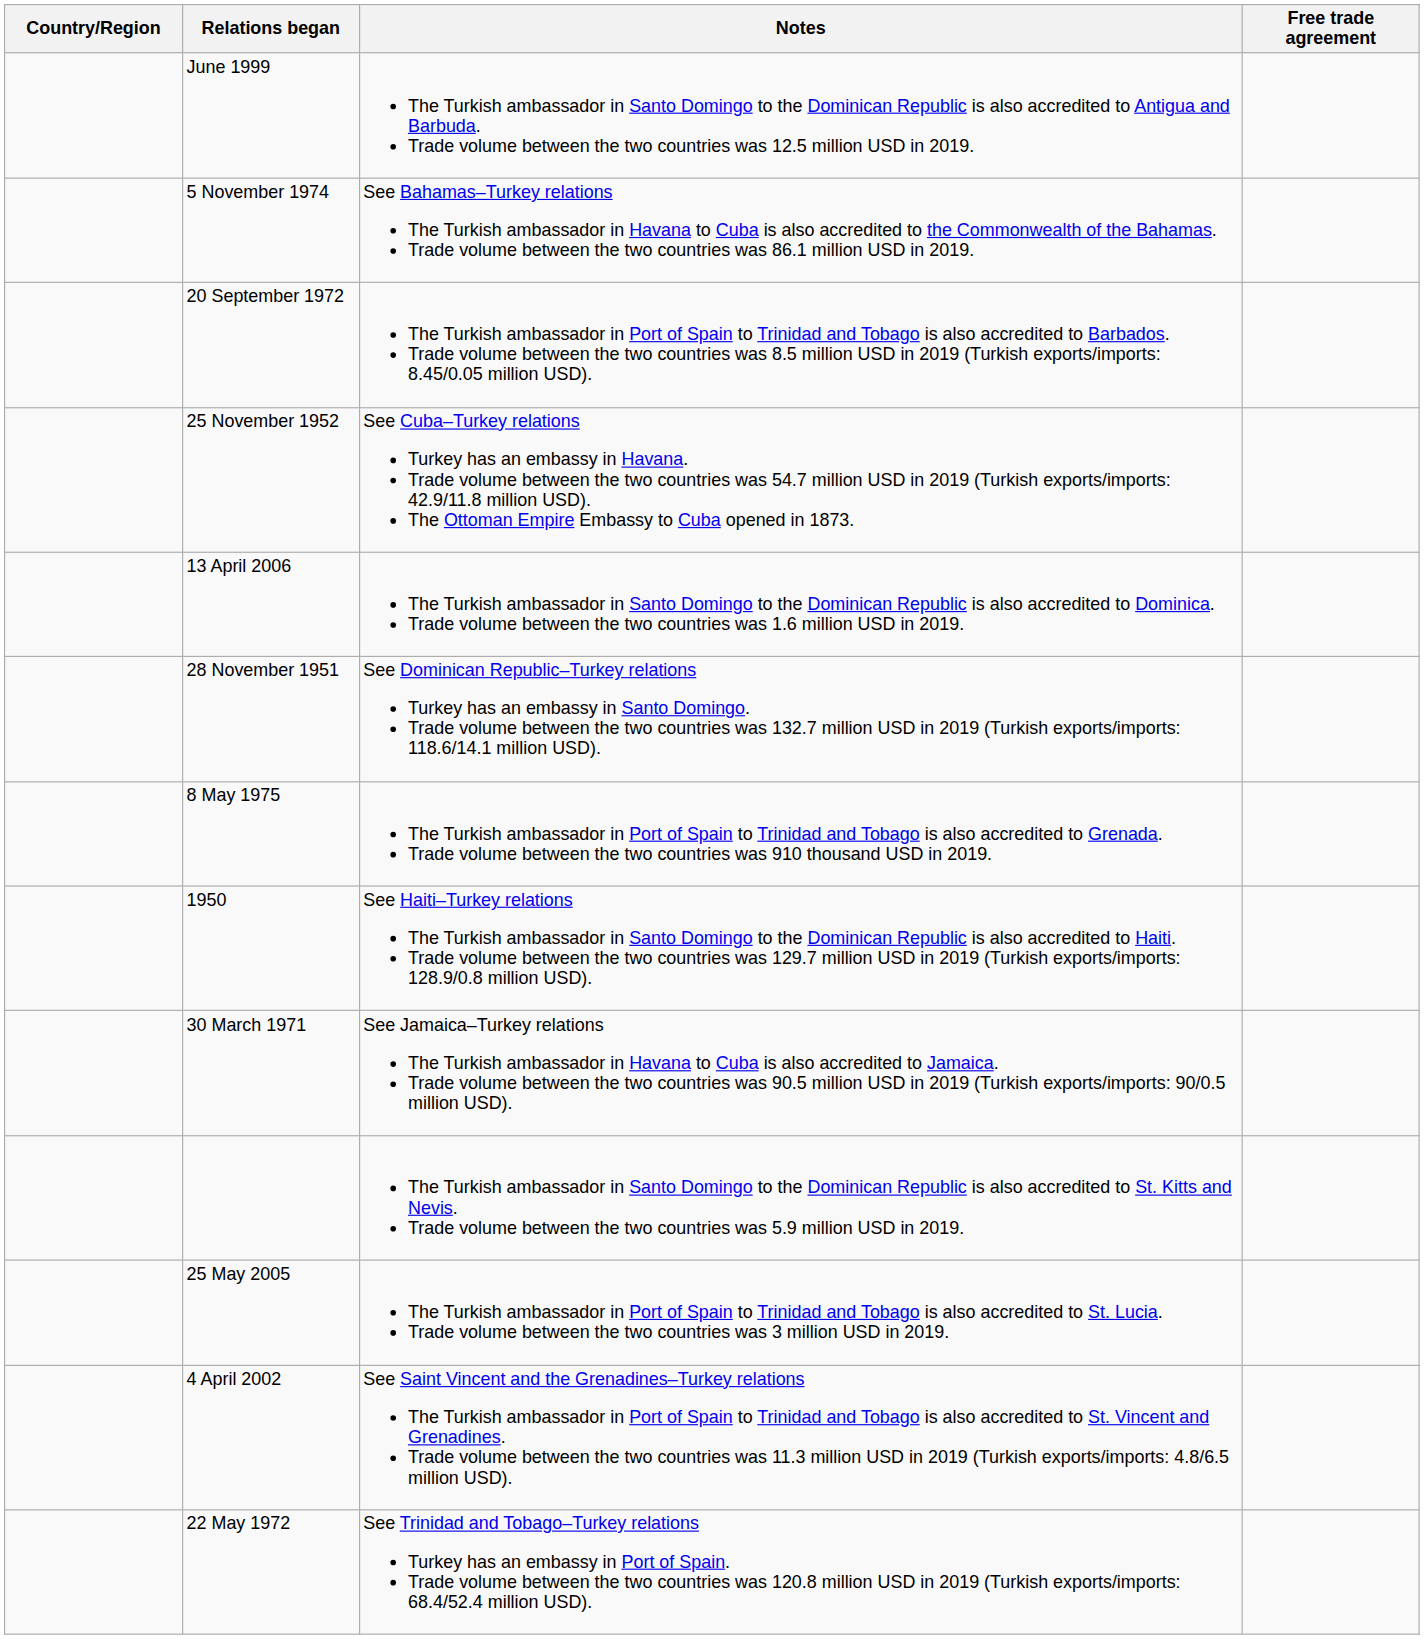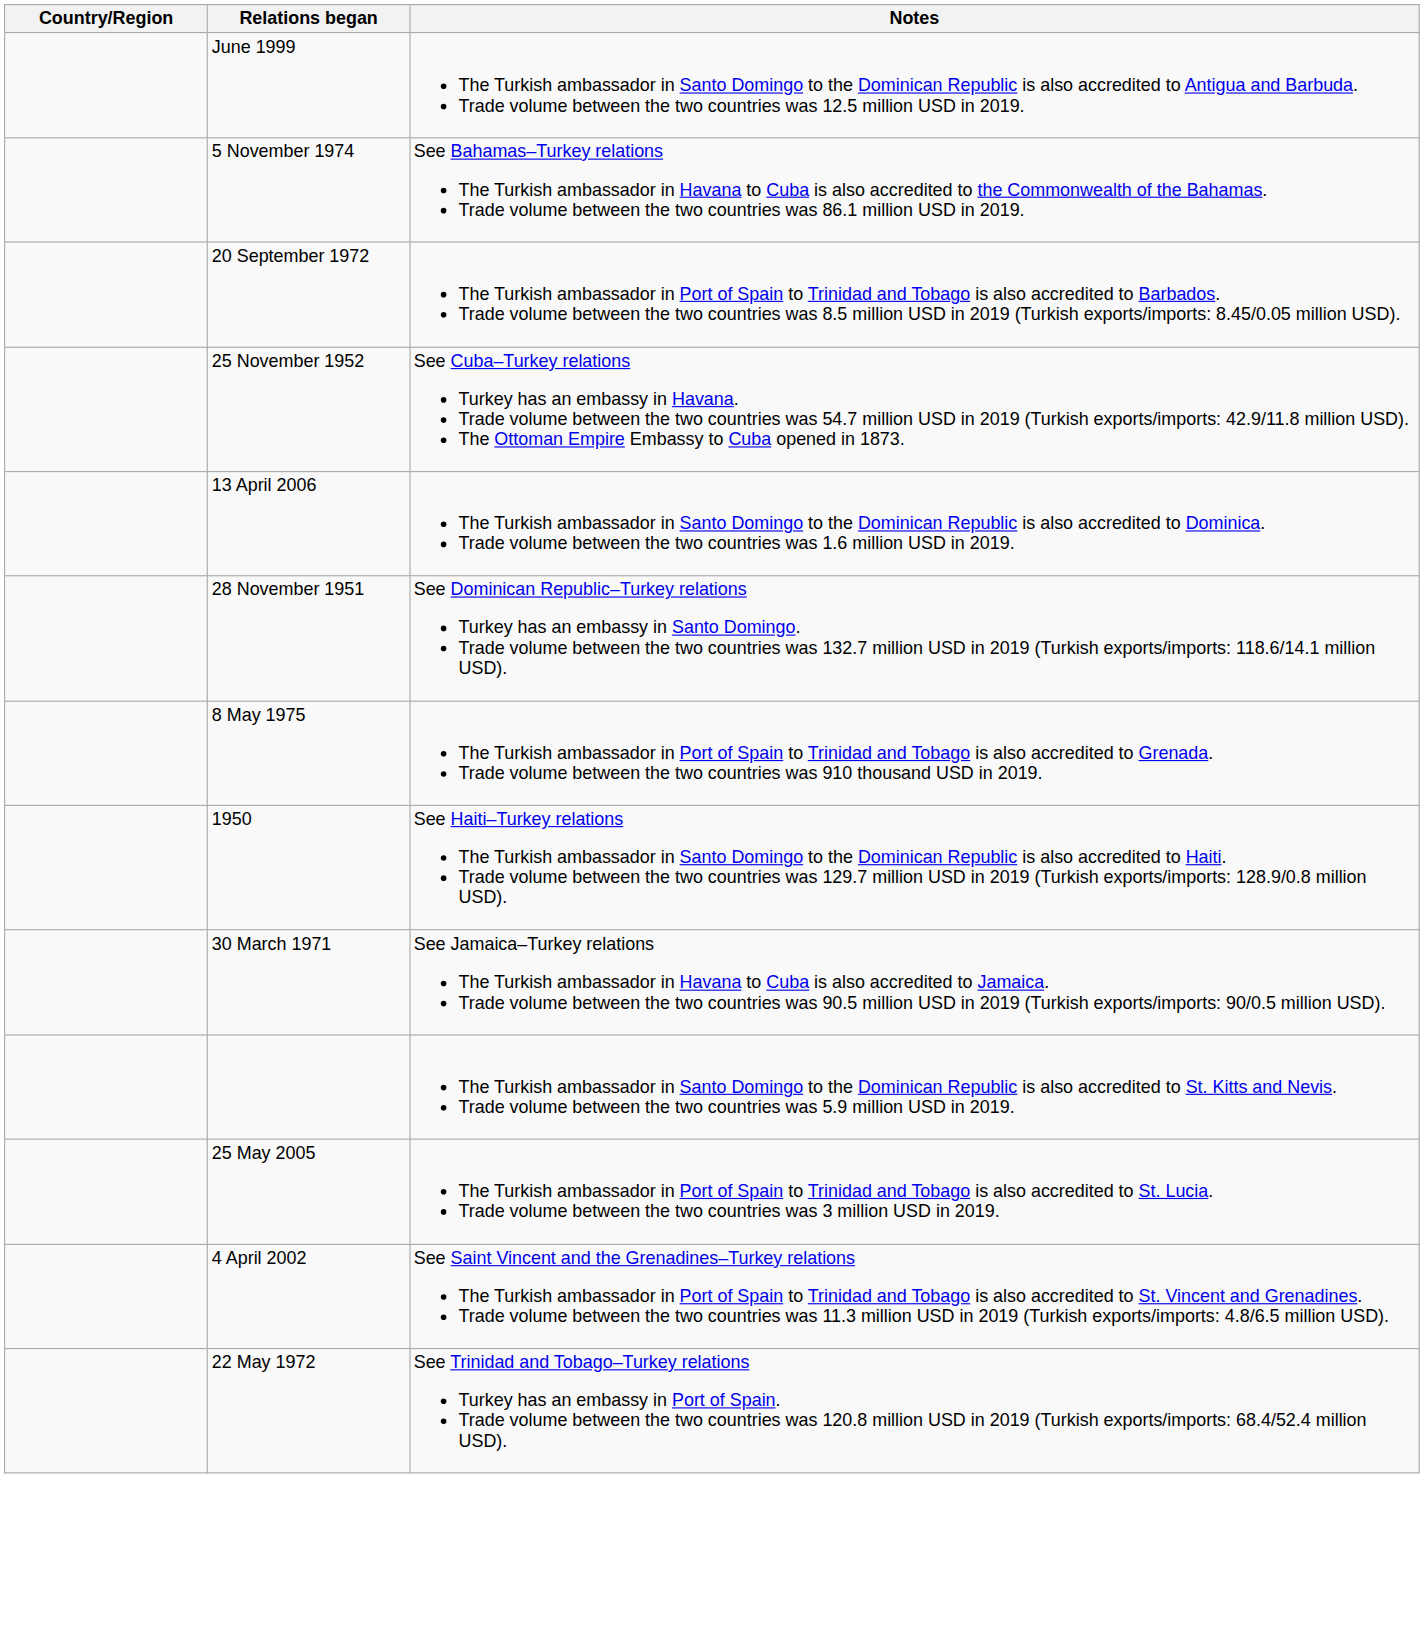- column: (1331, 28)
